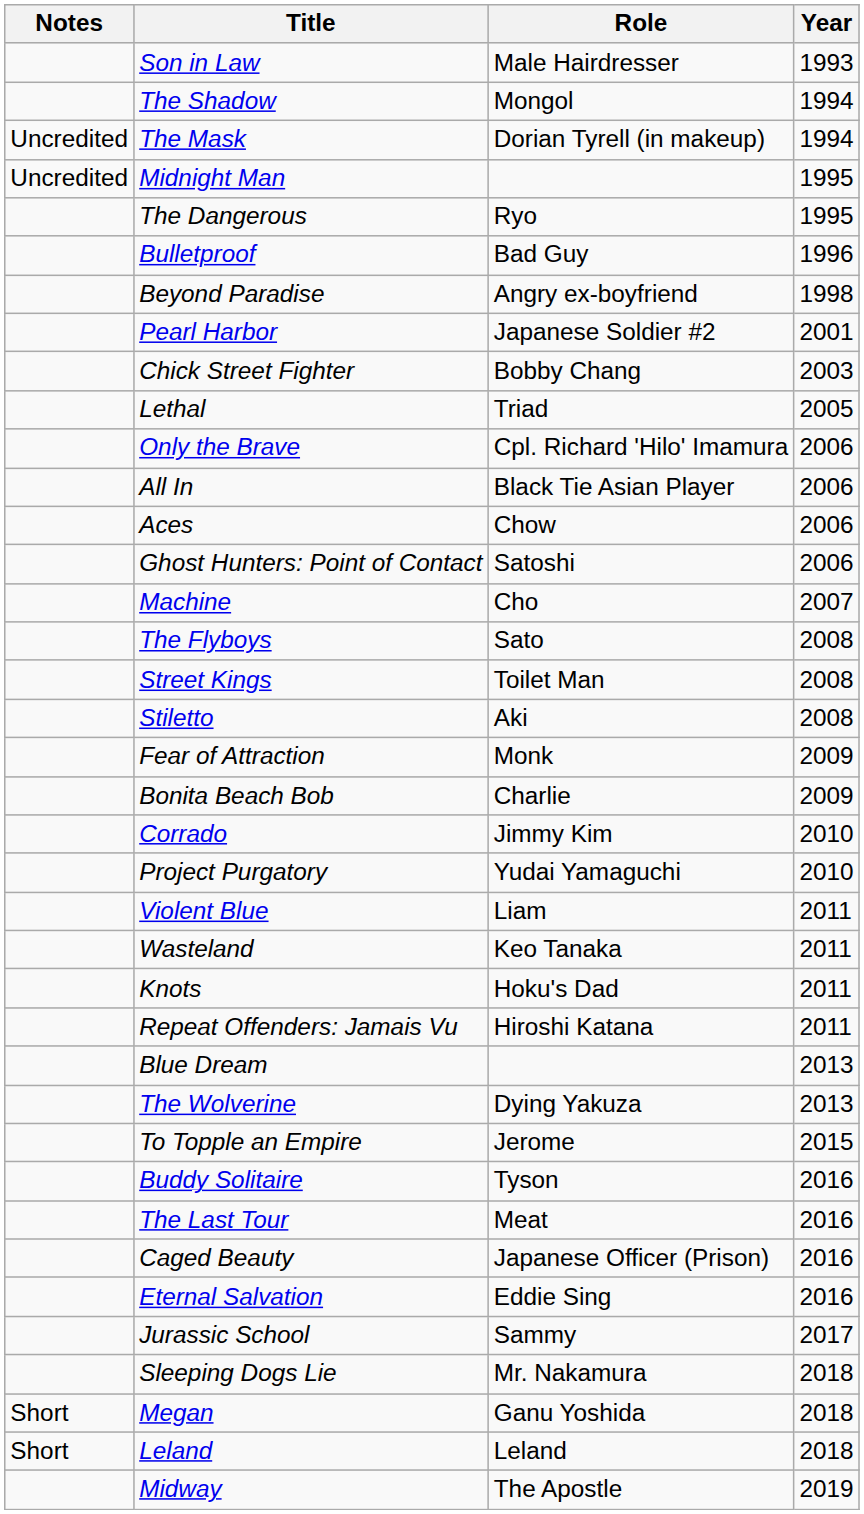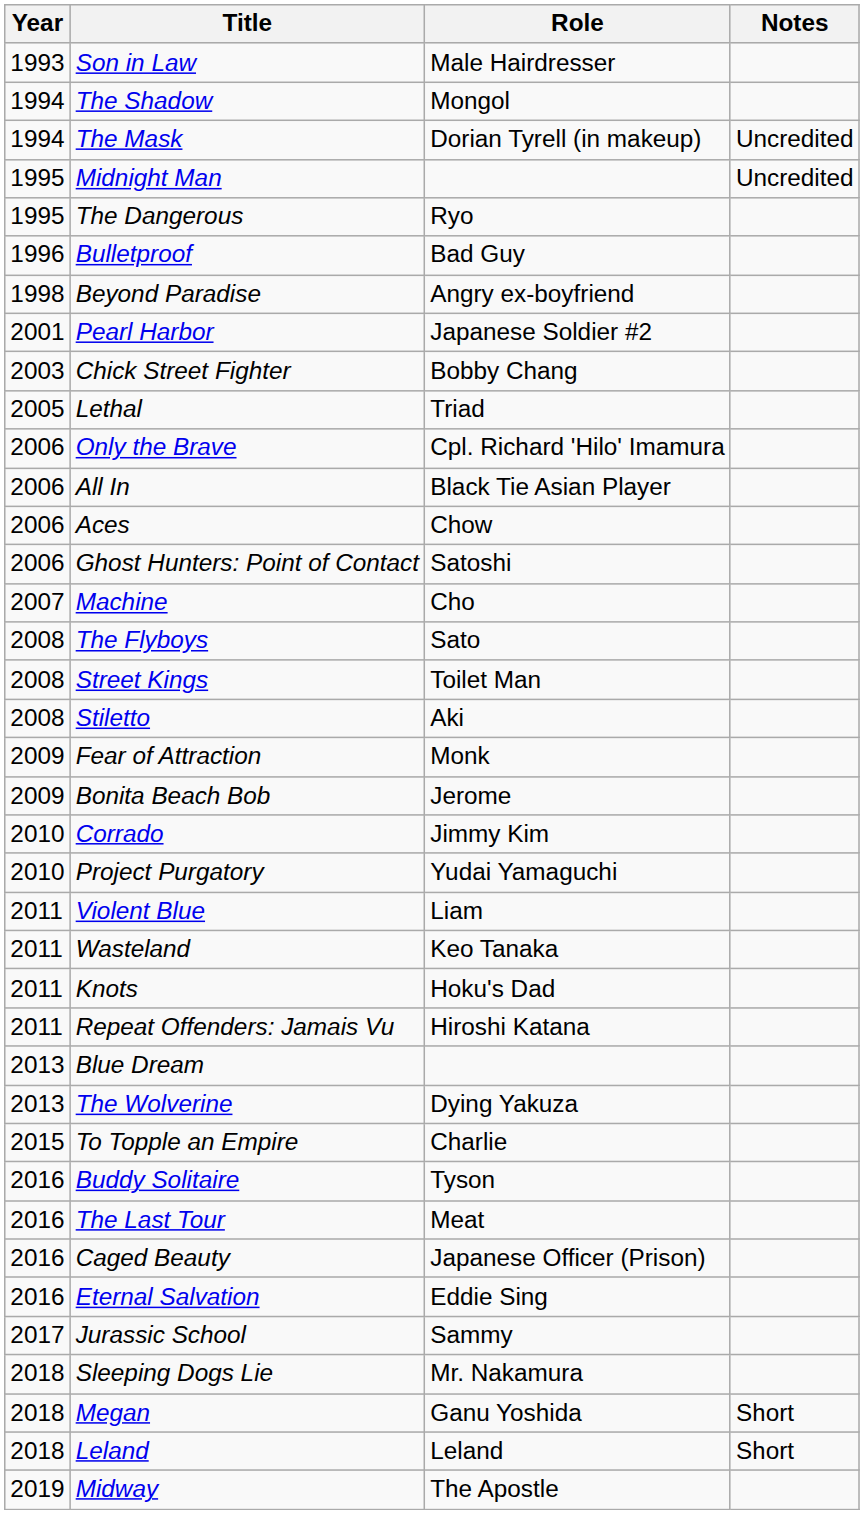columns swapped: (826, 23) <-> (69, 23)
(532, 795) Charlie -> (471, 795) Jerome
(534, 1142) Jerome -> (469, 1142) Charlie
